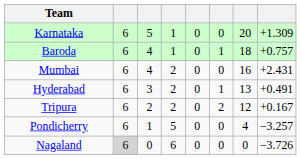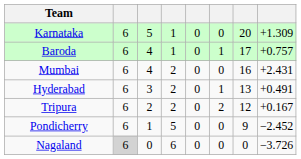(245, 51) 18 -> (245, 51) 17
(245, 126) 4 -> (245, 126) 9
(277, 126) −3.257 -> (277, 126) −2.452
